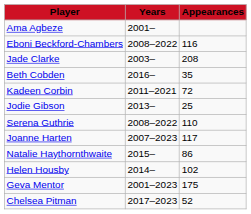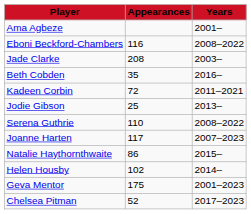columns swapped: (213, 12) <-> (152, 12)
